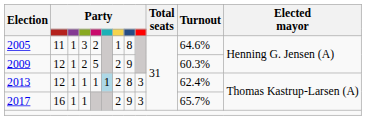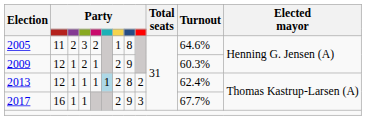(73, 45) 1 -> (73, 45) 2
(96, 63) 5 -> (96, 63) 1
(141, 82) 3 -> (141, 82) 2
(195, 100) 65.7% -> (195, 100) 67.7%
